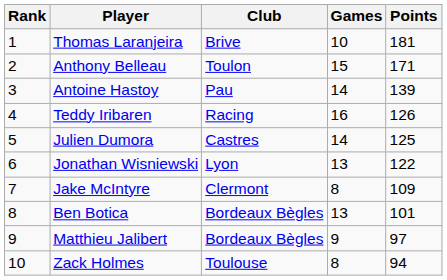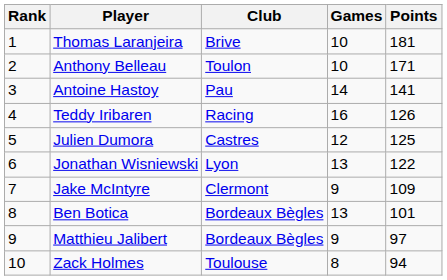(339, 66) 15 -> (339, 66) 10
(402, 90) 139 -> (402, 90) 141
(339, 139) 14 -> (339, 139) 12
(335, 189) 8 -> (335, 189) 9
